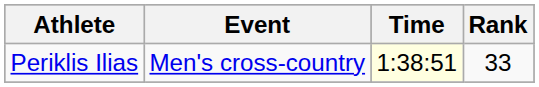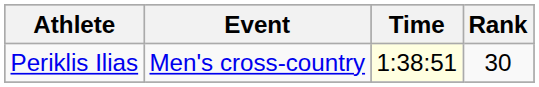(498, 63) 33 -> (498, 63) 30
